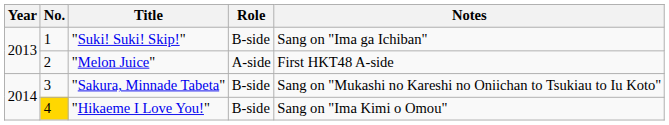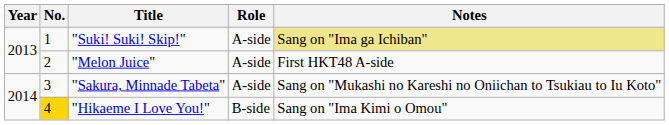(251, 39) B-side -> (251, 39) A-side
(352, 39) no background -> (352, 39) khaki background
(251, 85) B-side -> (251, 85) A-side
